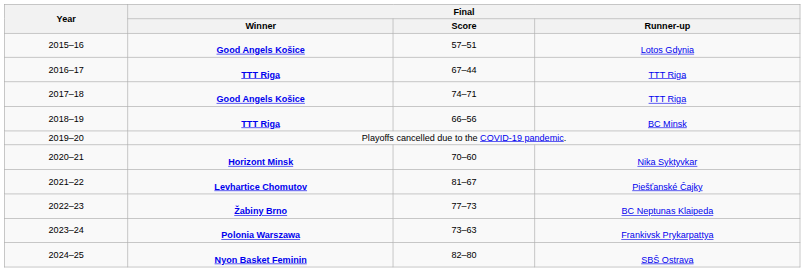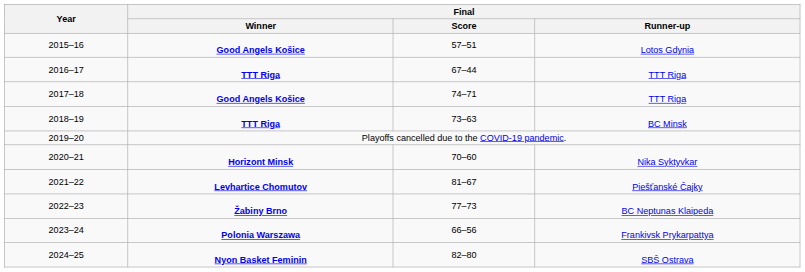(464, 119) 66–56 -> (464, 119) 73–63
(464, 231) 73–63 -> (464, 231) 66–56
